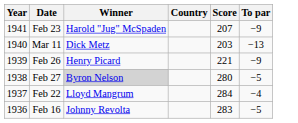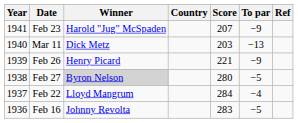+ column: (283, 12)
